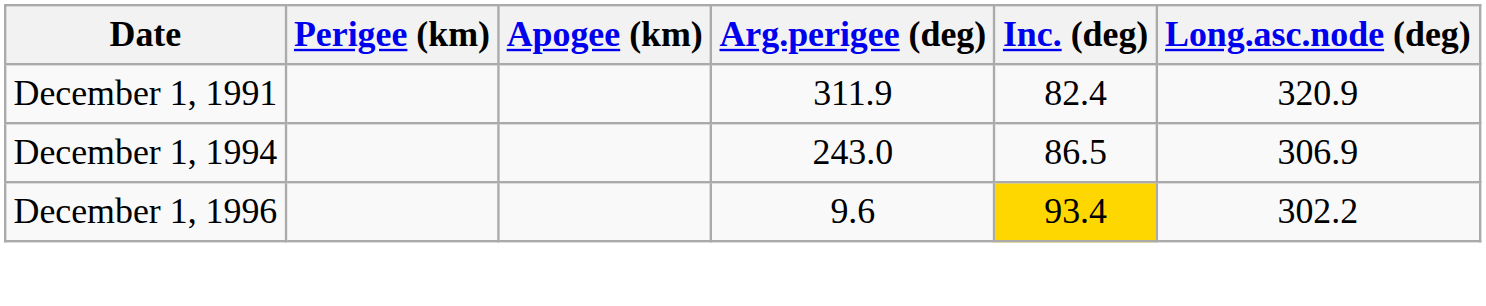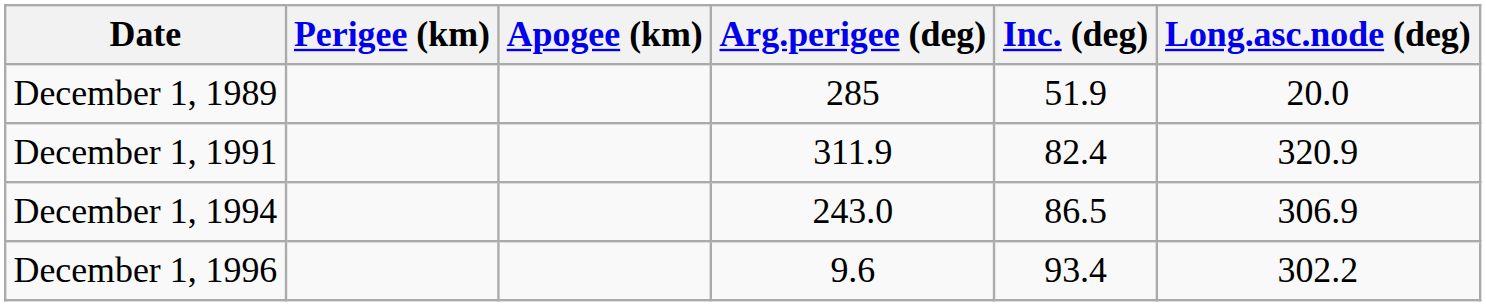+ row: (145, 93)
(1076, 211) gold background -> (1076, 270) no background
